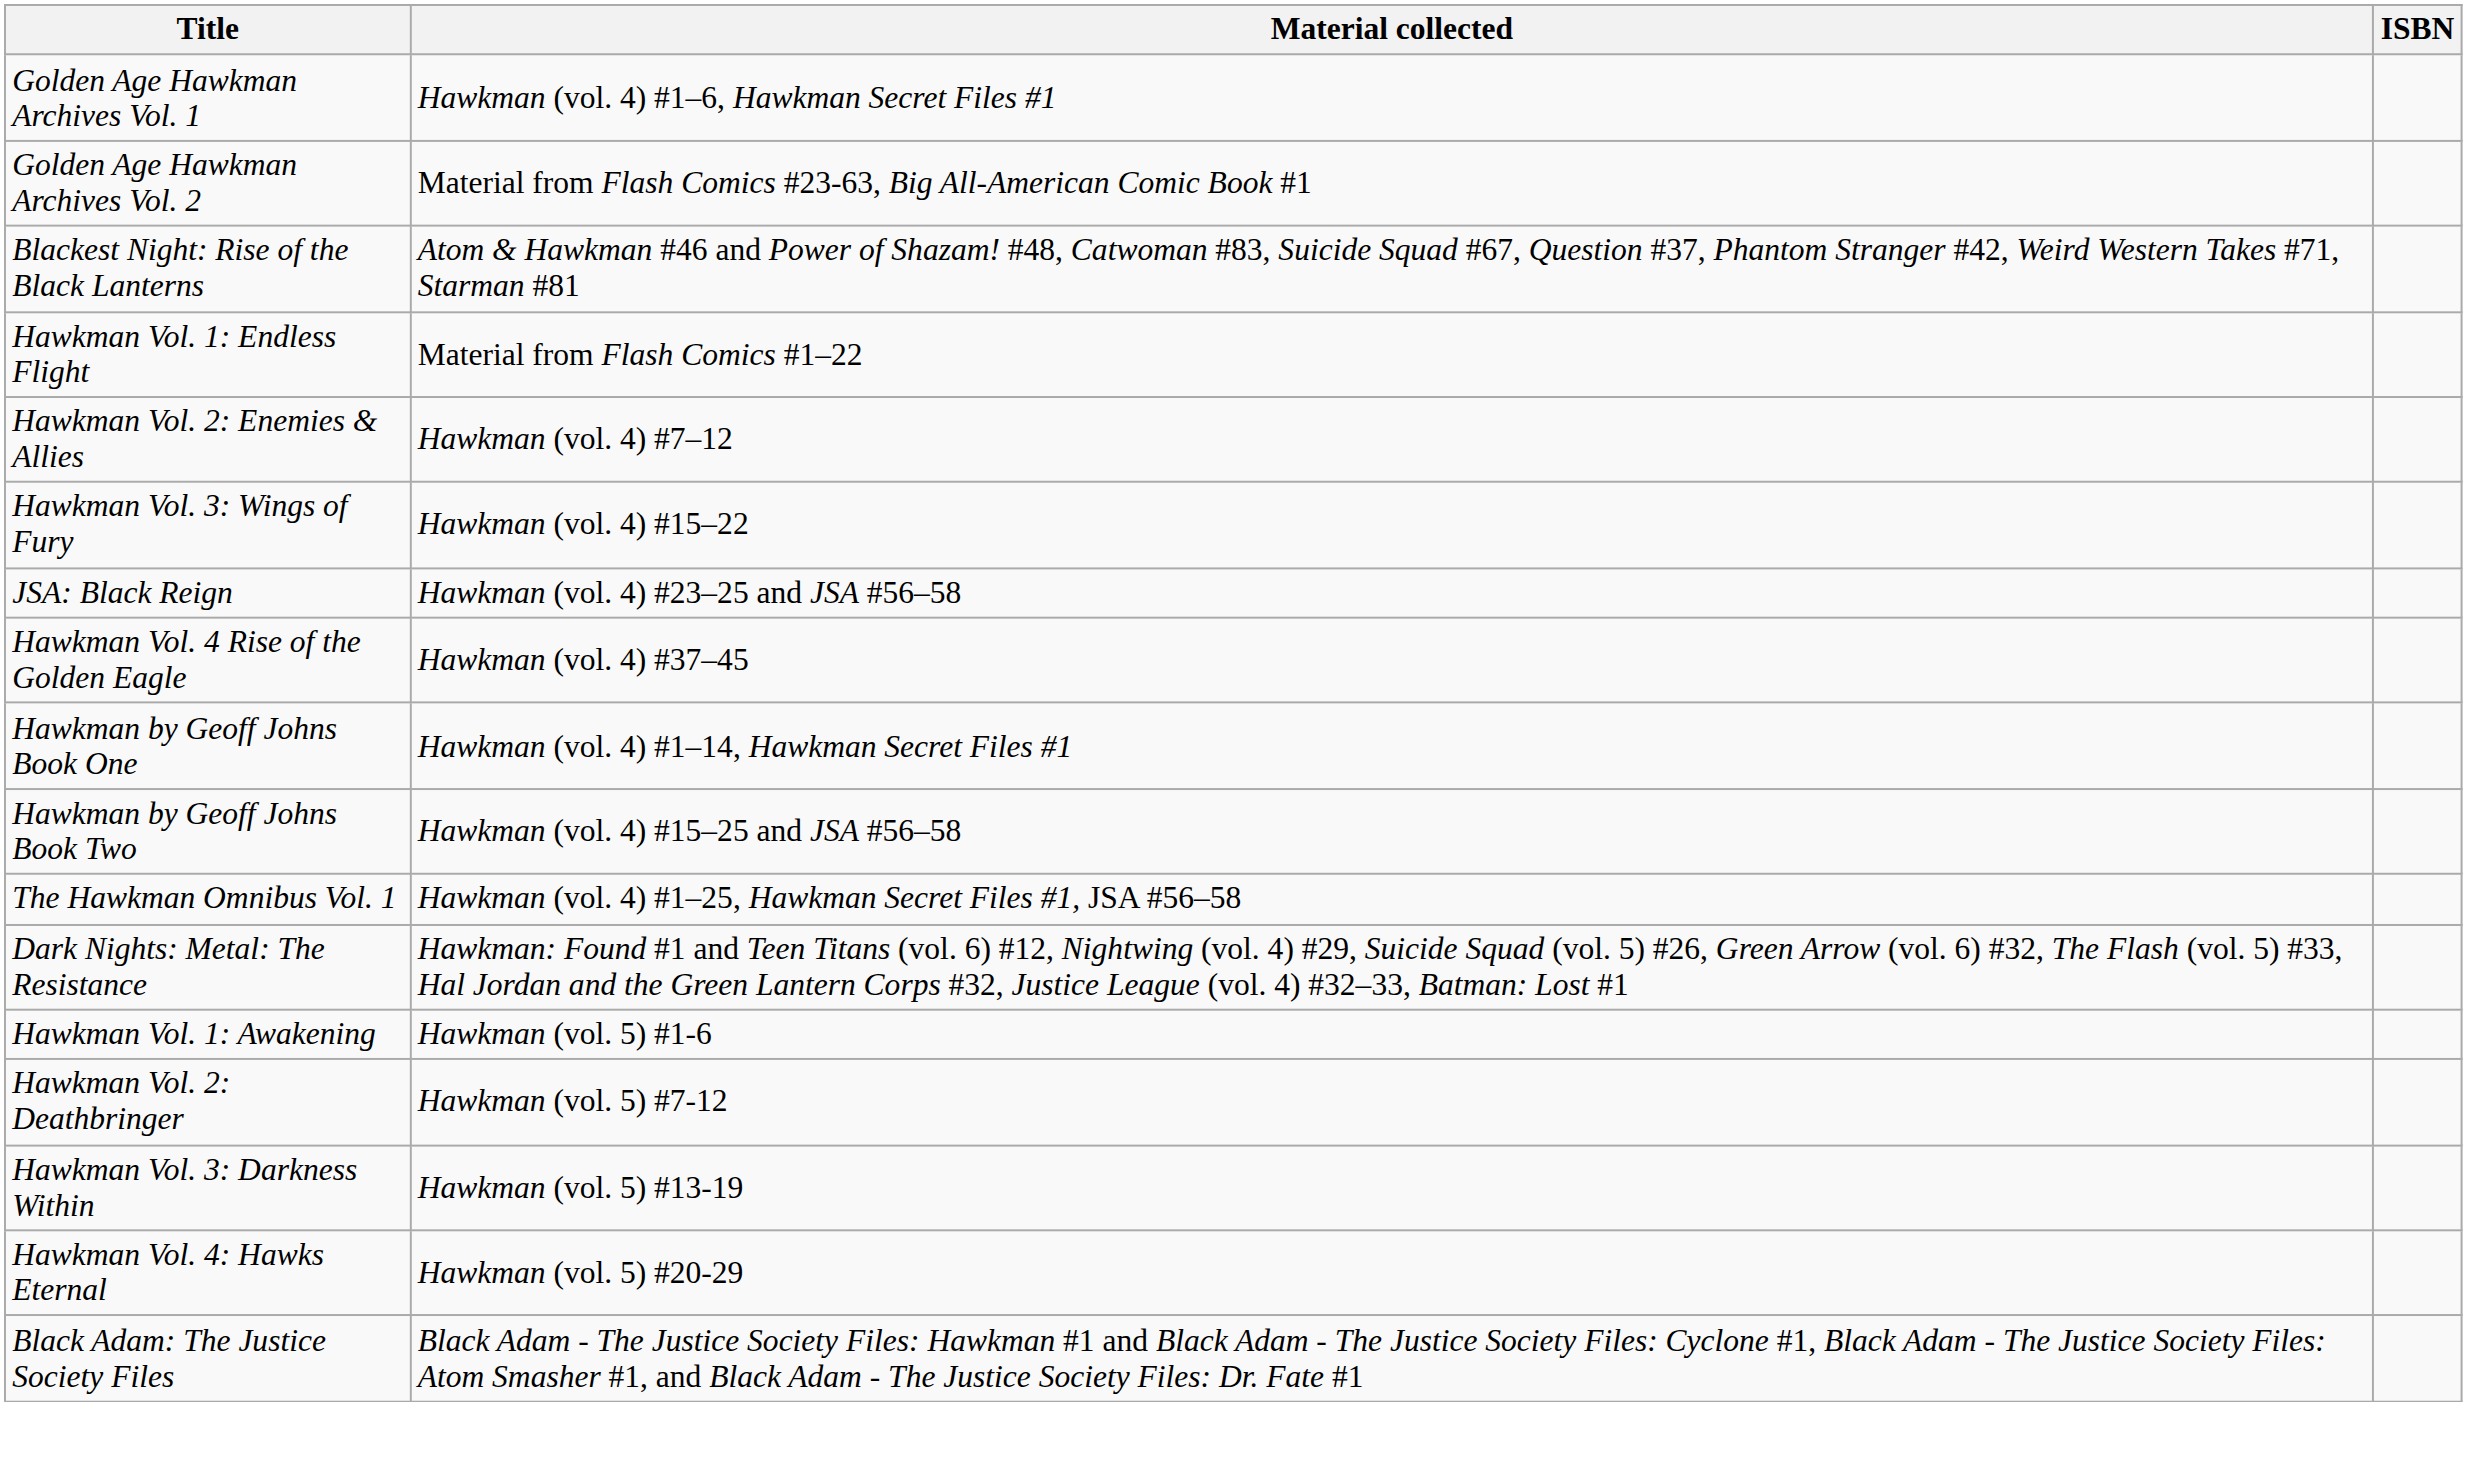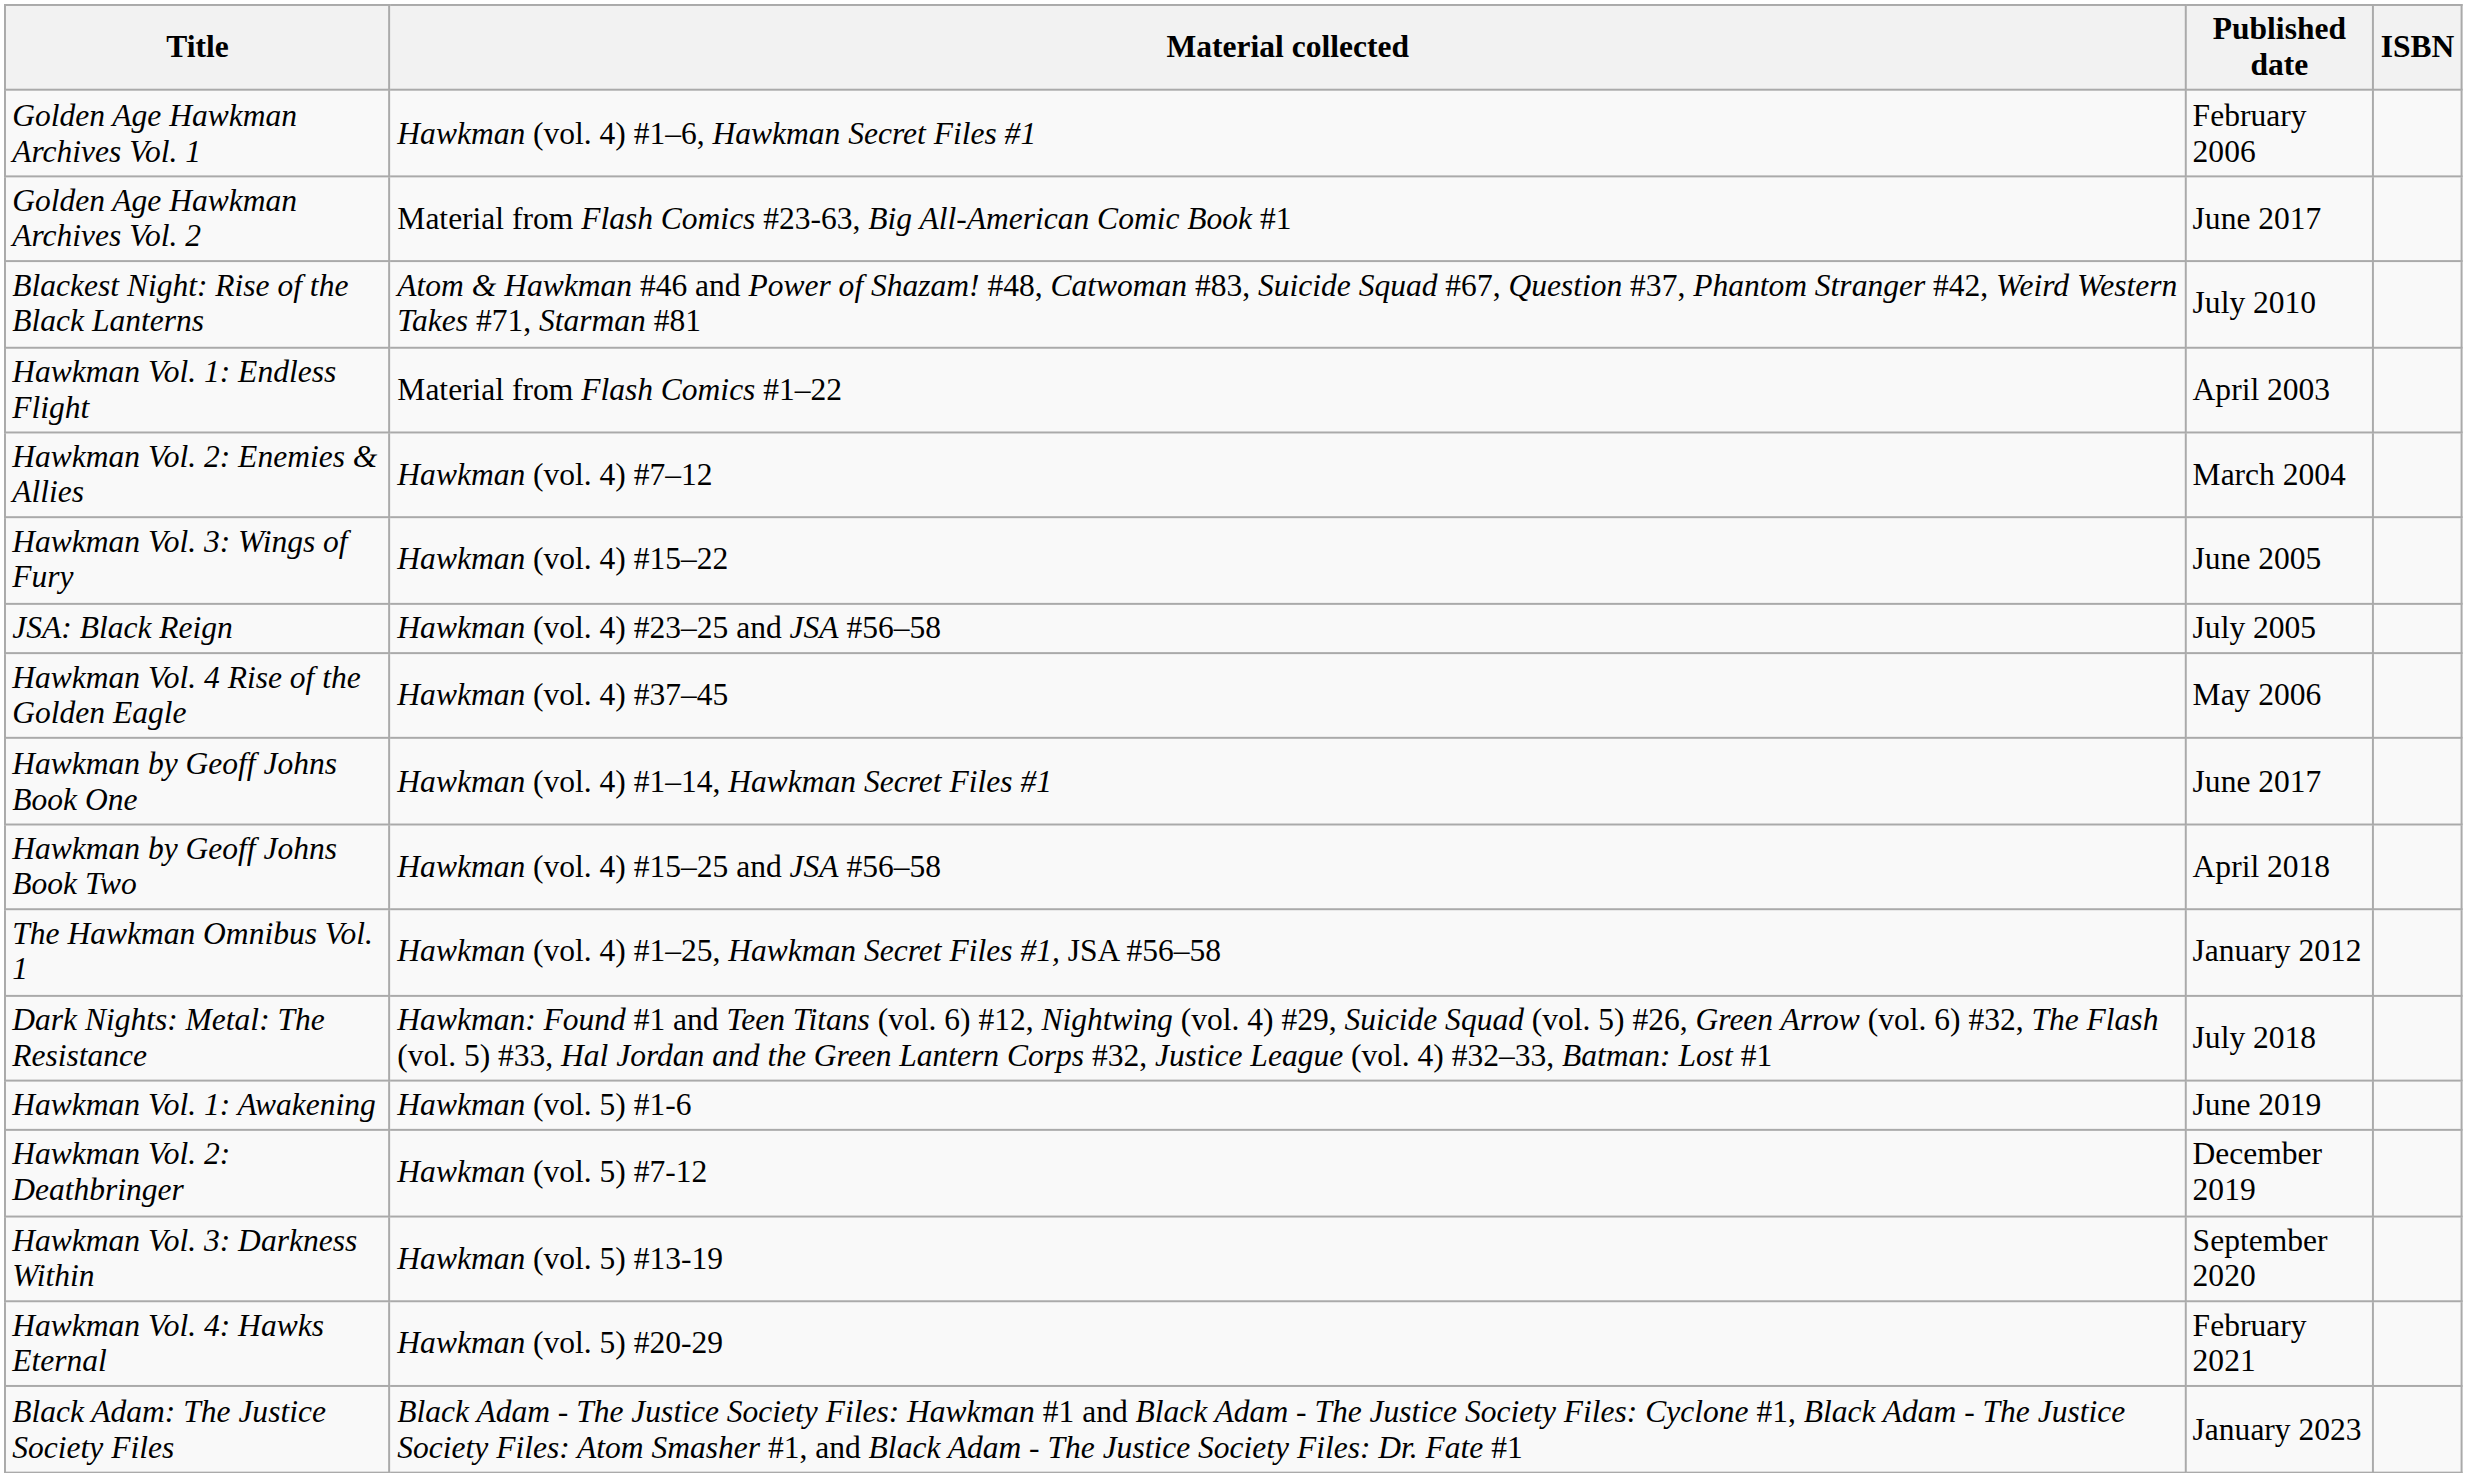+ column: (2279, 47)
